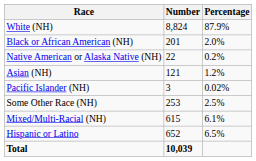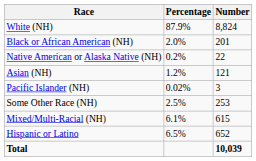columns swapped: (183, 12) <-> (227, 12)
